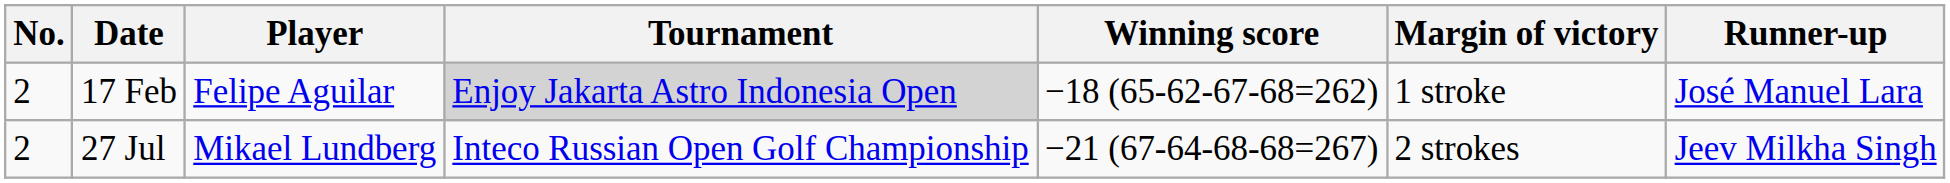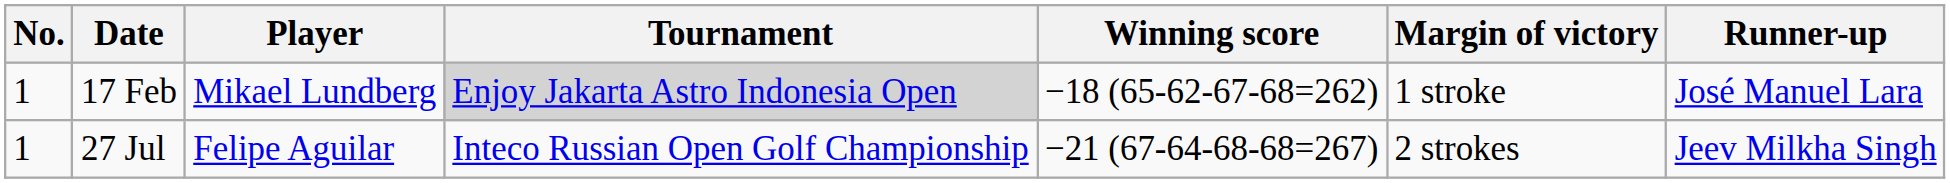(22, 91) 2 -> (22, 91) 1
(294, 91) Felipe Aguilar -> (315, 91) Mikael Lundberg
(22, 148) 2 -> (22, 148) 1
(315, 148) Mikael Lundberg -> (294, 148) Felipe Aguilar
